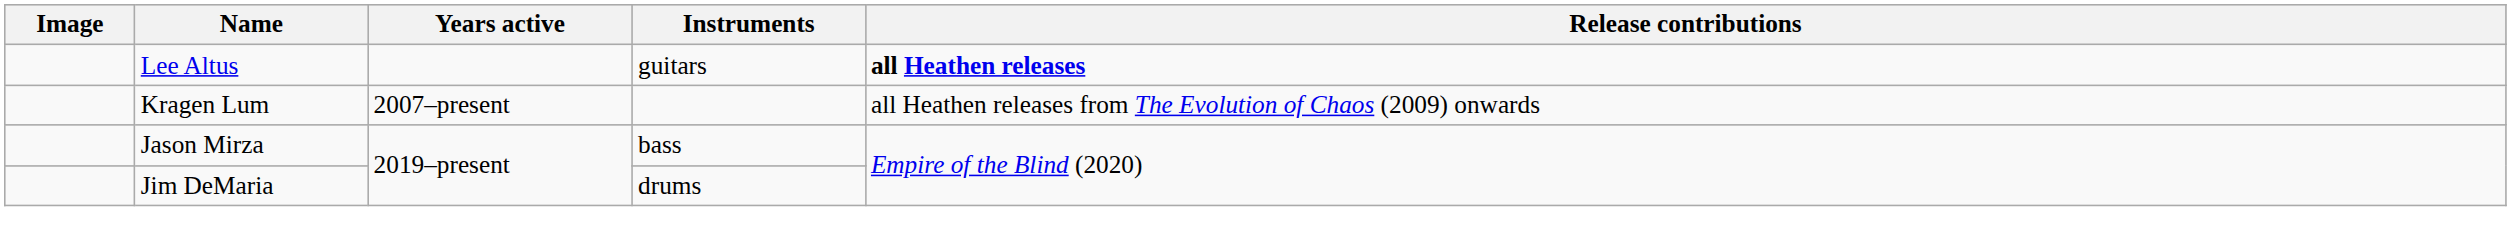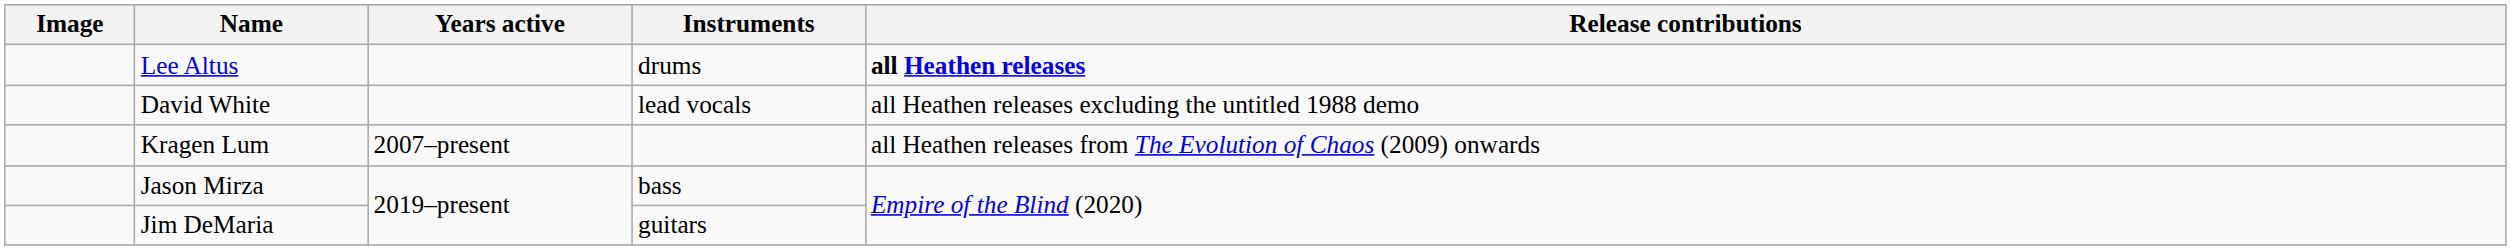(672, 64) guitars -> (670, 64) drums
+ row: (205, 104)
(670, 184) drums -> (672, 225) guitars
